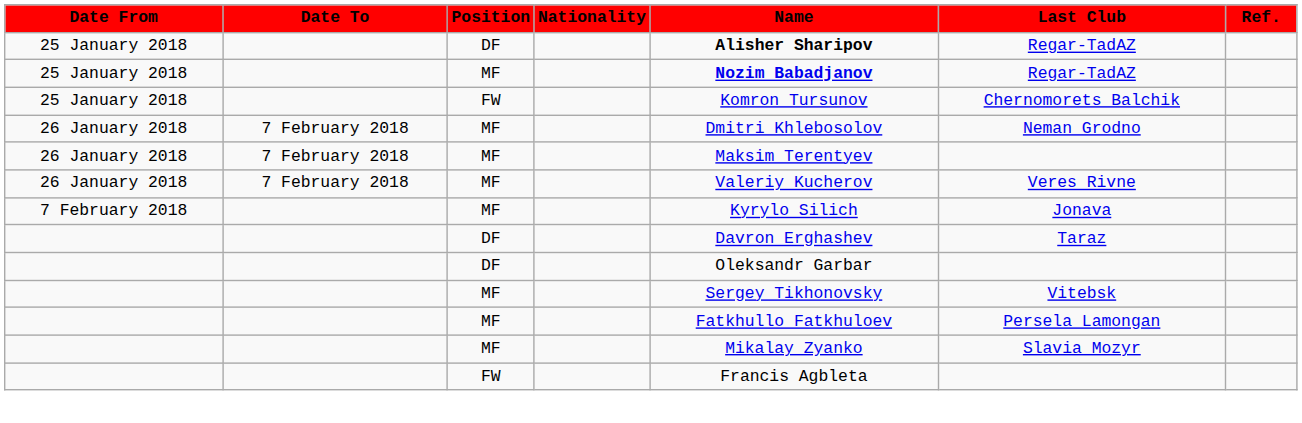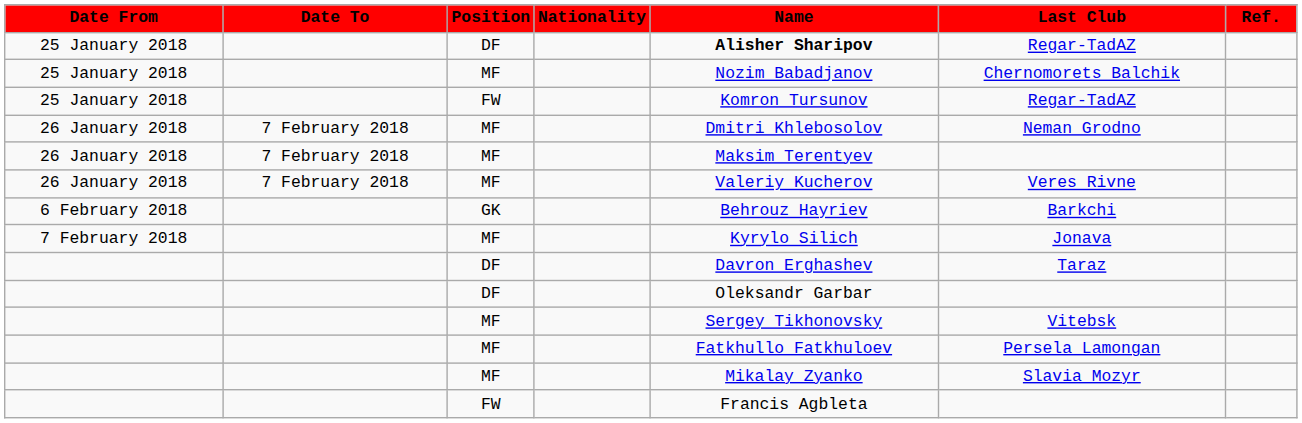(794, 73) bold -> (794, 73) normal
(1082, 73) Regar-TadAZ -> (1082, 73) Chernomorets Balchik
(1082, 101) Chernomorets Balchik -> (1082, 101) Regar-TadAZ
+ row: (114, 211)
